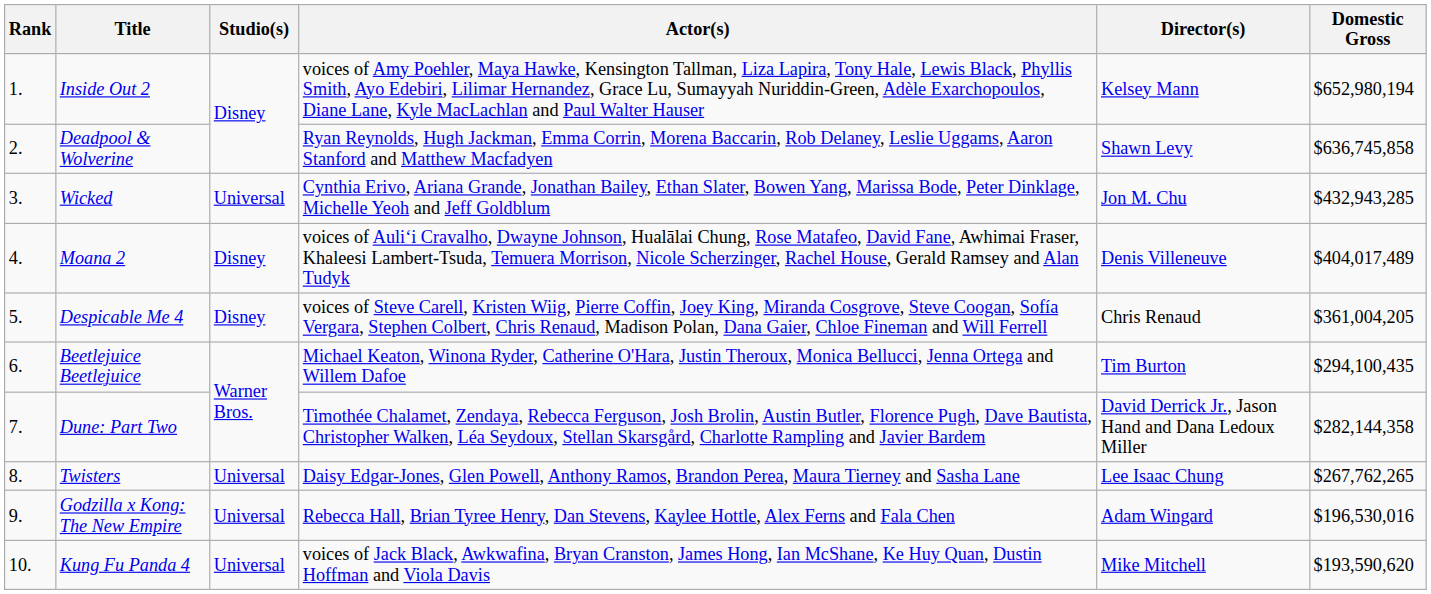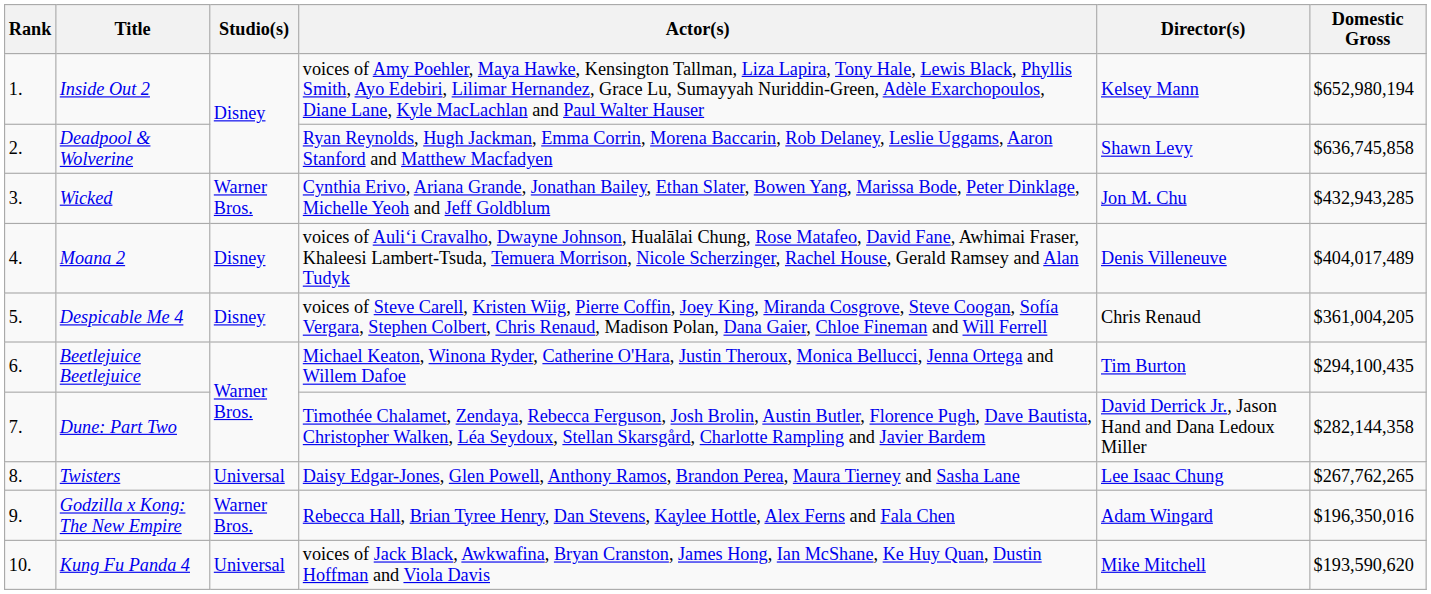(249, 198) Universal -> (240, 198) Warner Bros.
(249, 515) Universal -> (240, 515) Warner Bros.
(1364, 515) $196,530,016 -> (1364, 515) $196,350,016
